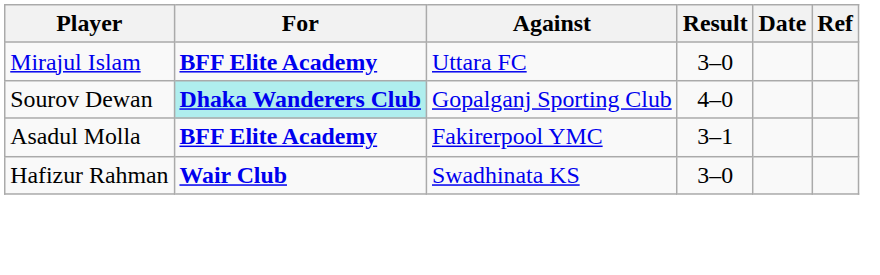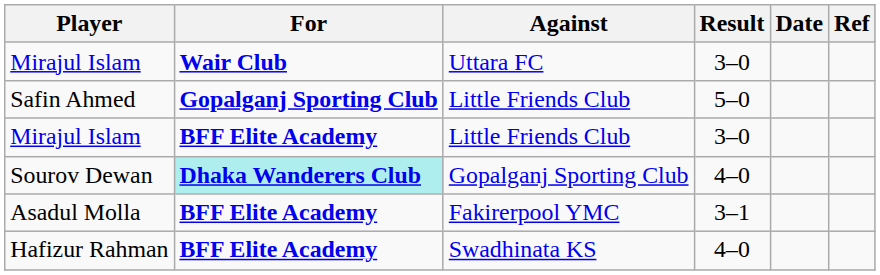(278, 61) BFF Elite Academy -> (233, 61) Wair Club
+ row: (73, 99)
+ row: (75, 136)
(233, 174) Wair Club -> (278, 250) BFF Elite Academy
(715, 174) 3–0 -> (732, 250) 4–0
